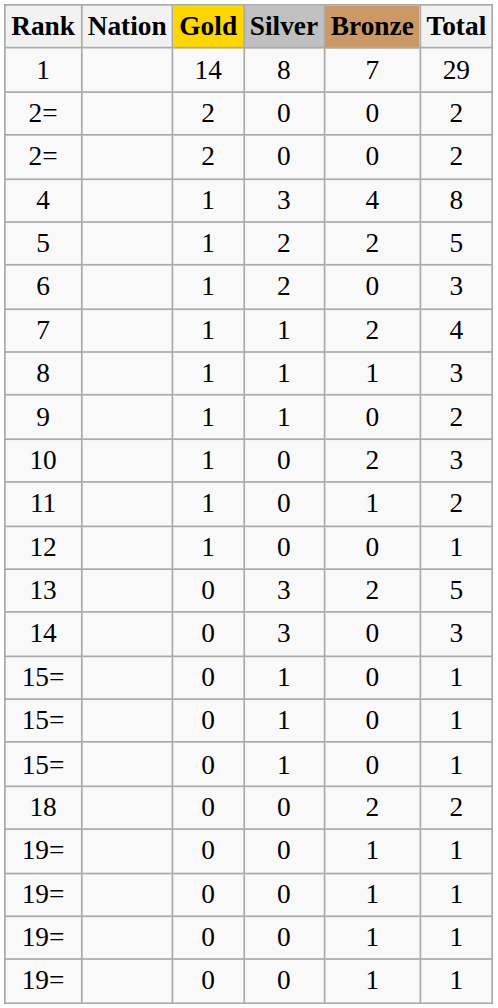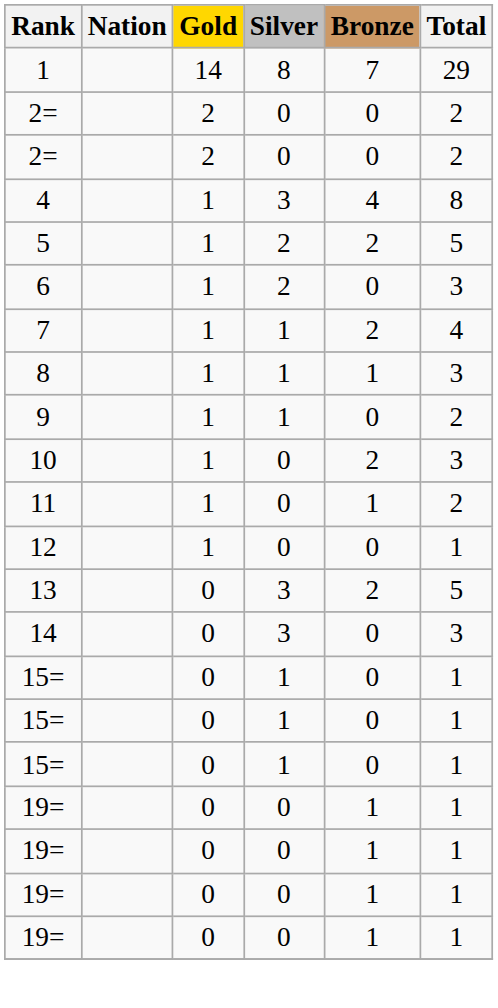- row: (43, 807)
